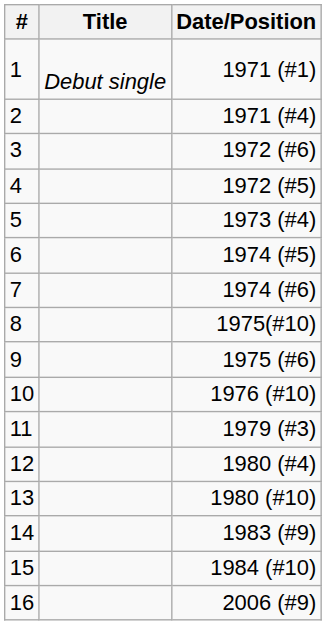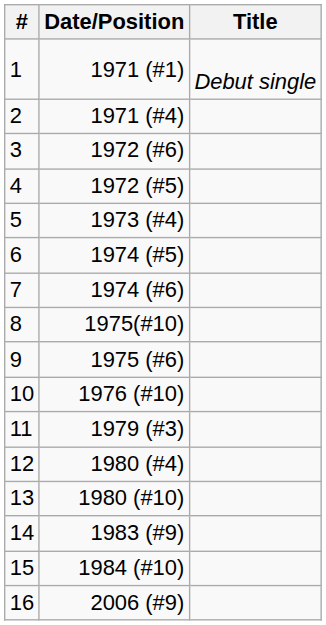columns swapped: (105, 21) <-> (246, 21)
